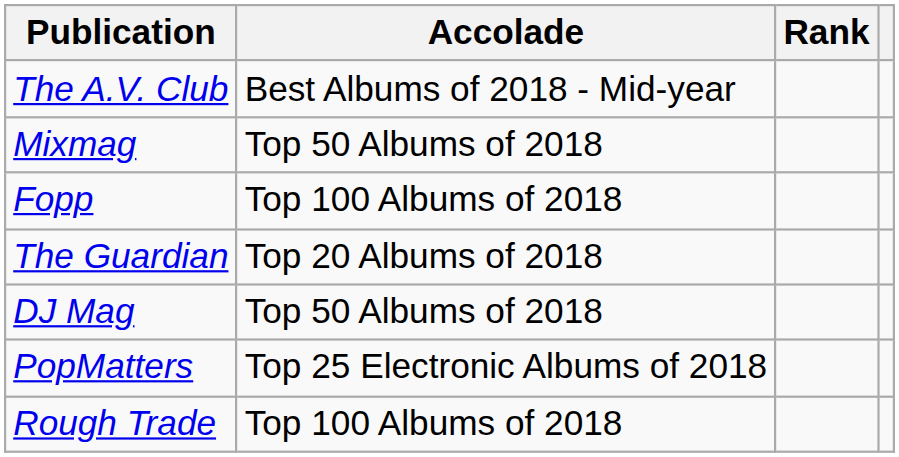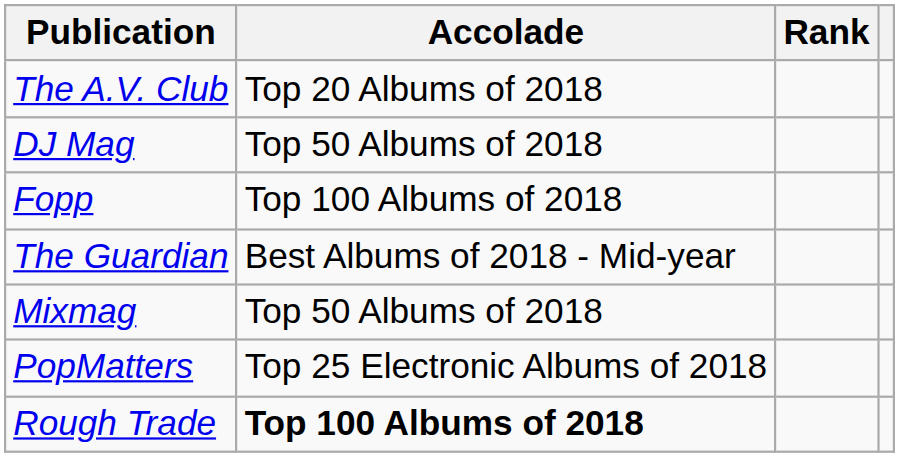(490, 88) Best Albums of 2018 - Mid-year -> (424, 88) Top 20 Albums of 2018
rows swapped: (74, 311) <-> (75, 144)
(424, 255) Top 20 Albums of 2018 -> (490, 255) Best Albums of 2018 - Mid-year
(434, 423) normal -> (444, 423) bold
